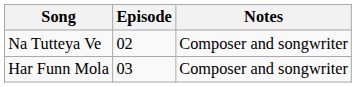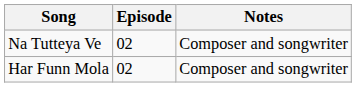(125, 69) 03 -> (125, 69) 02
